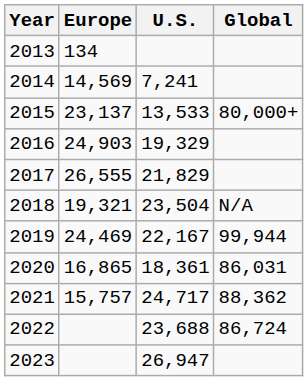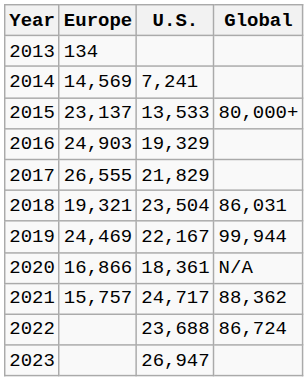(236, 206) N/A -> (253, 206) 86,031
(98, 268) 16,865 -> (98, 268) 16,866
(253, 268) 86,031 -> (236, 268) N/A
